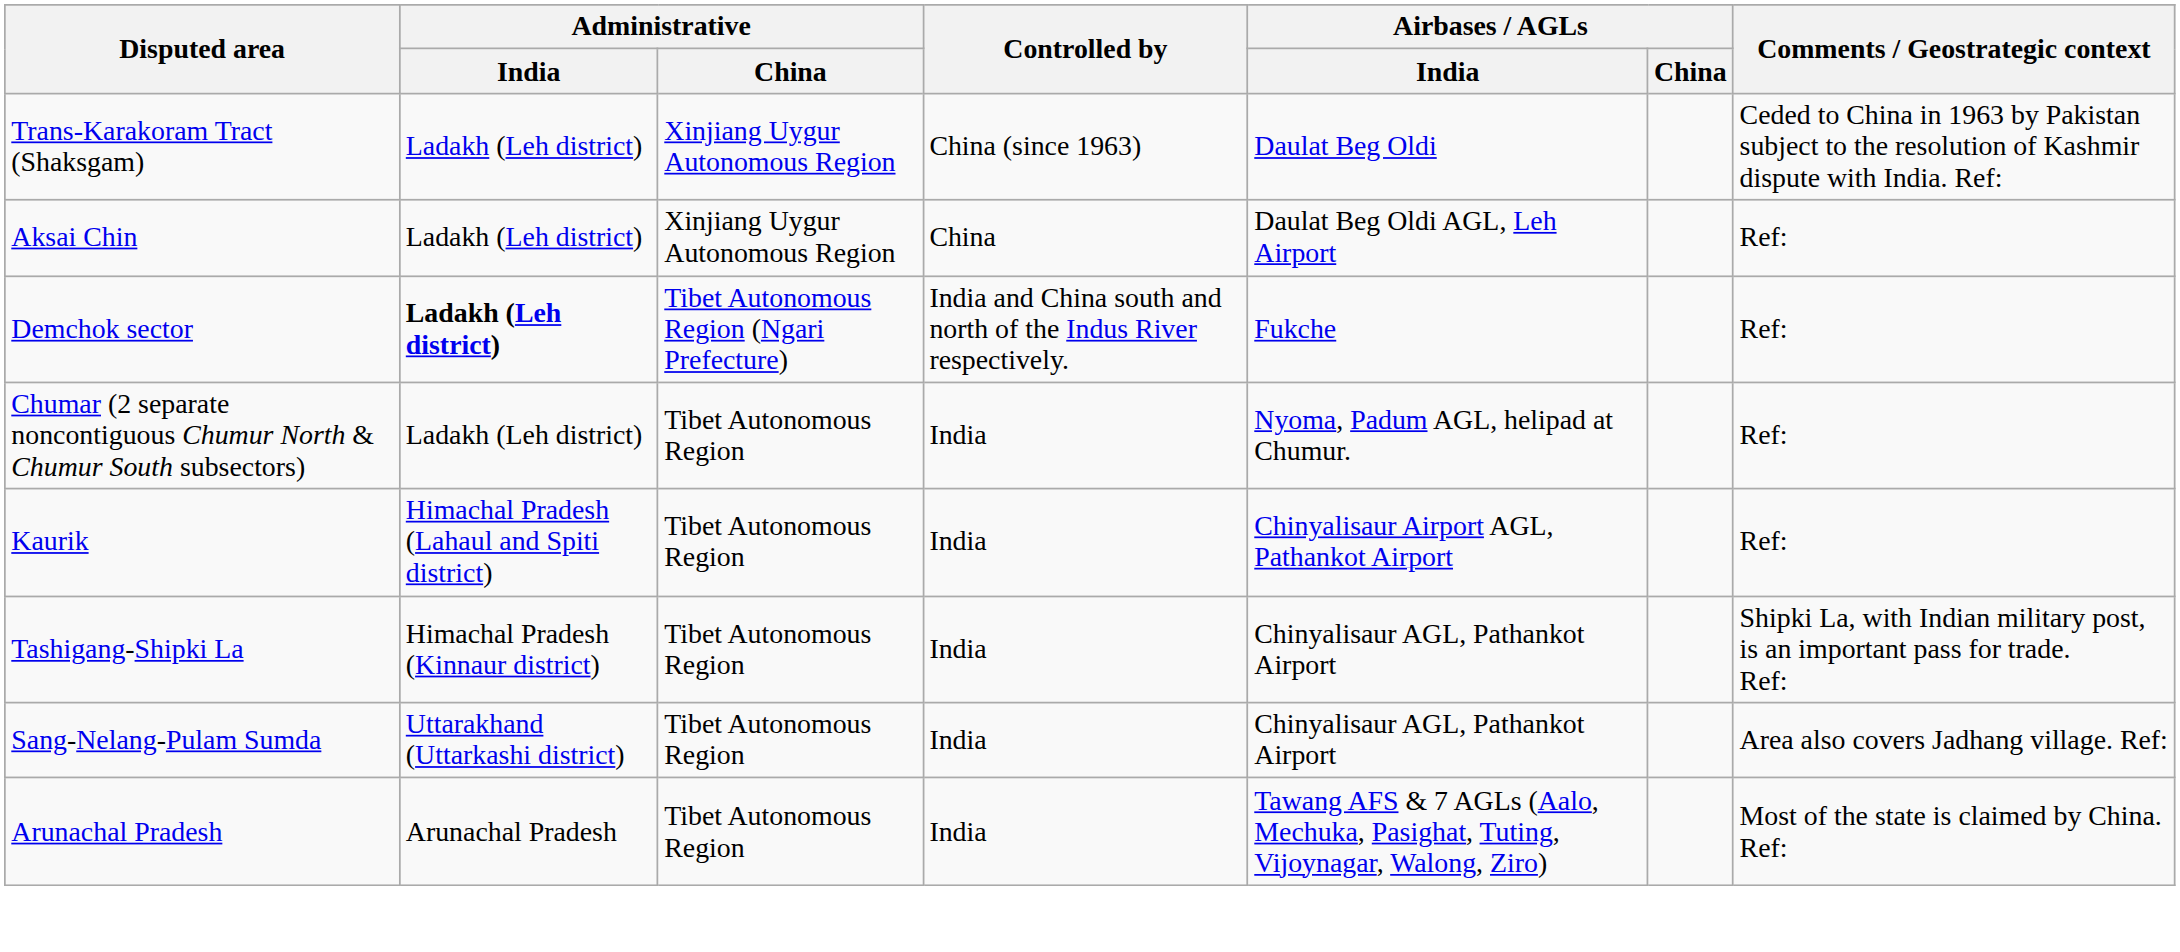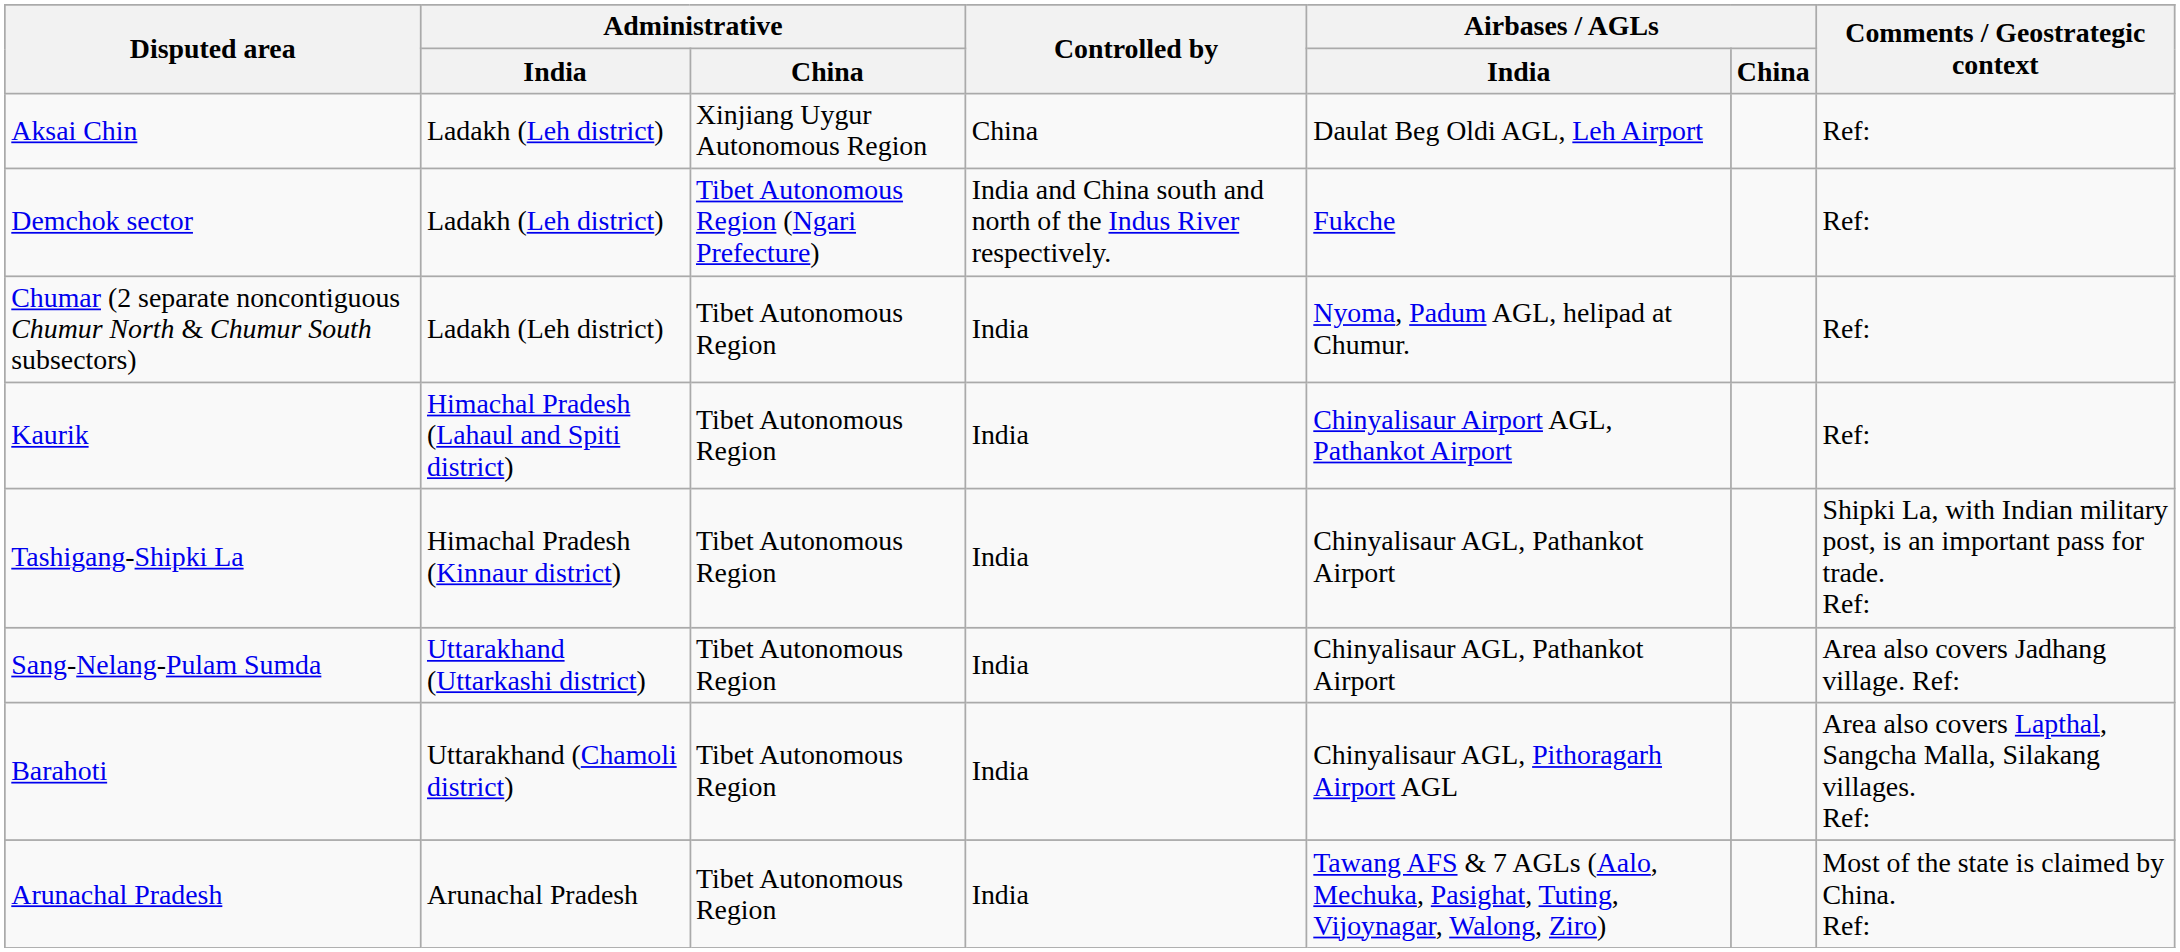- row: (142, 146)
(484, 328) bold -> (545, 221) normal
+ row: (59, 771)
